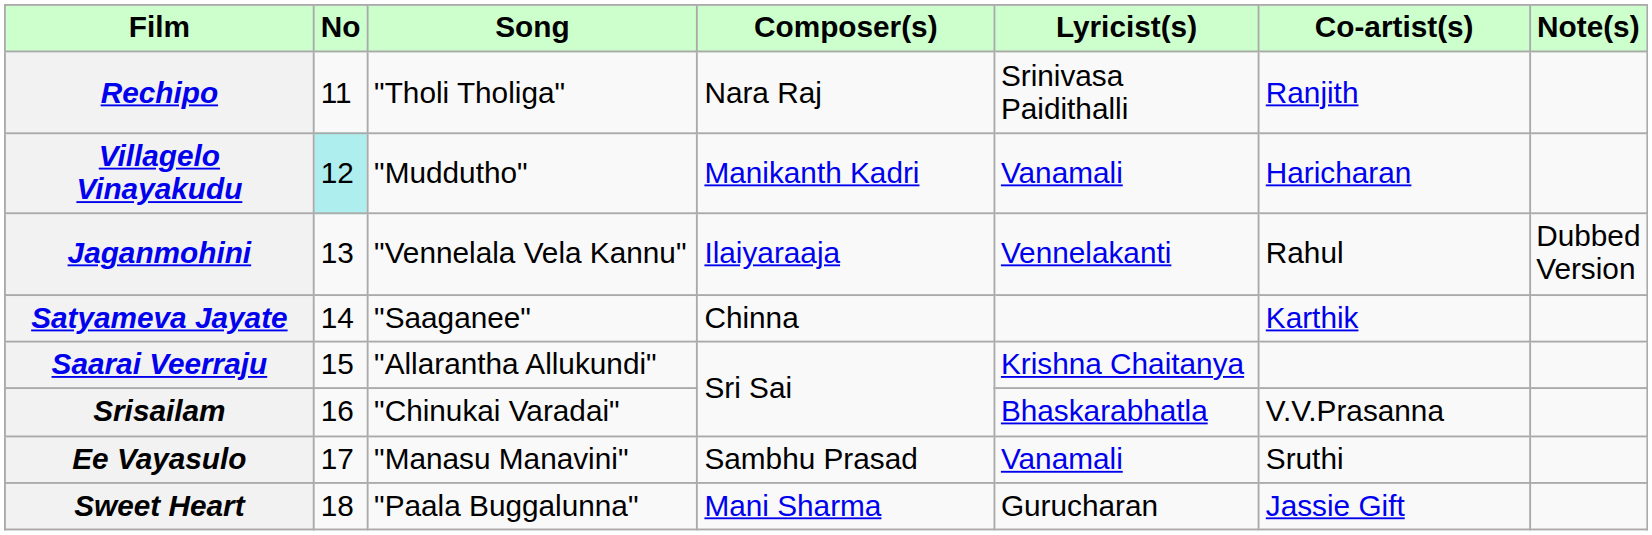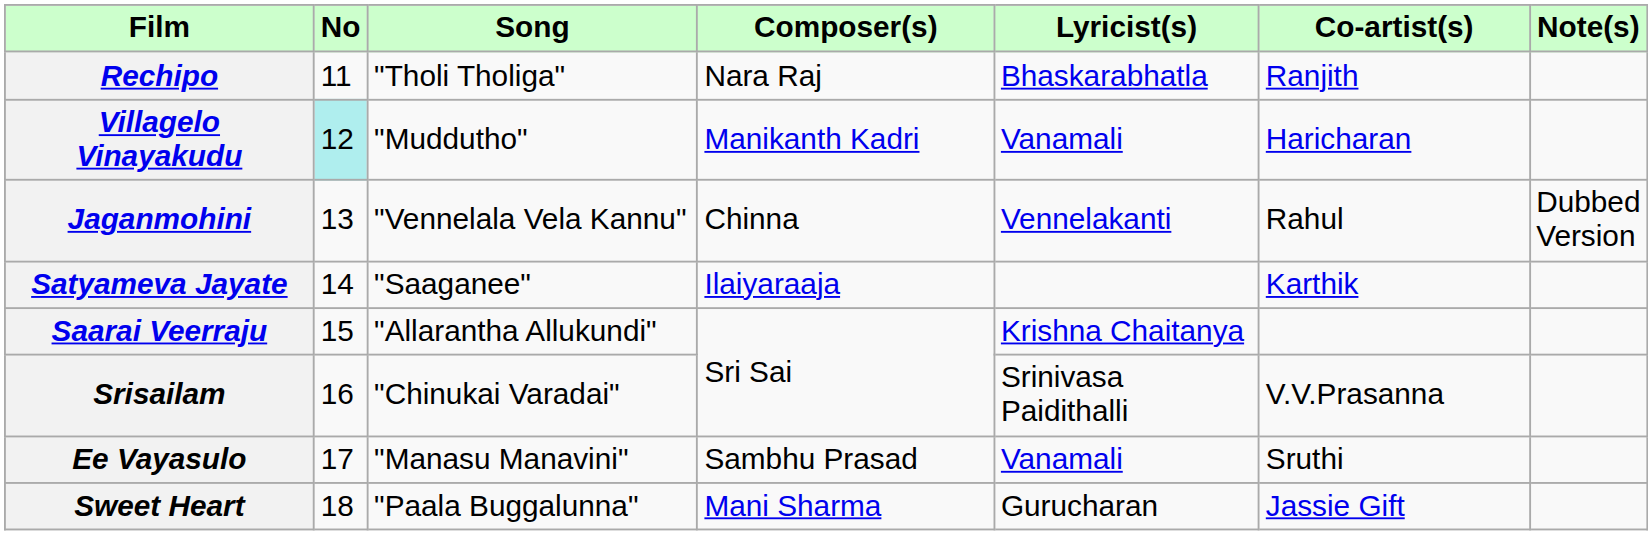(1065, 92) Srinivasa Paidithalli -> (1104, 75) Bhaskarabhatla
(772, 253) Ilaiyaraaja -> (752, 219) Chinna
(752, 317) Chinna -> (772, 283) Ilaiyaraaja
(1104, 411) Bhaskarabhatla -> (1065, 394) Srinivasa Paidithalli
